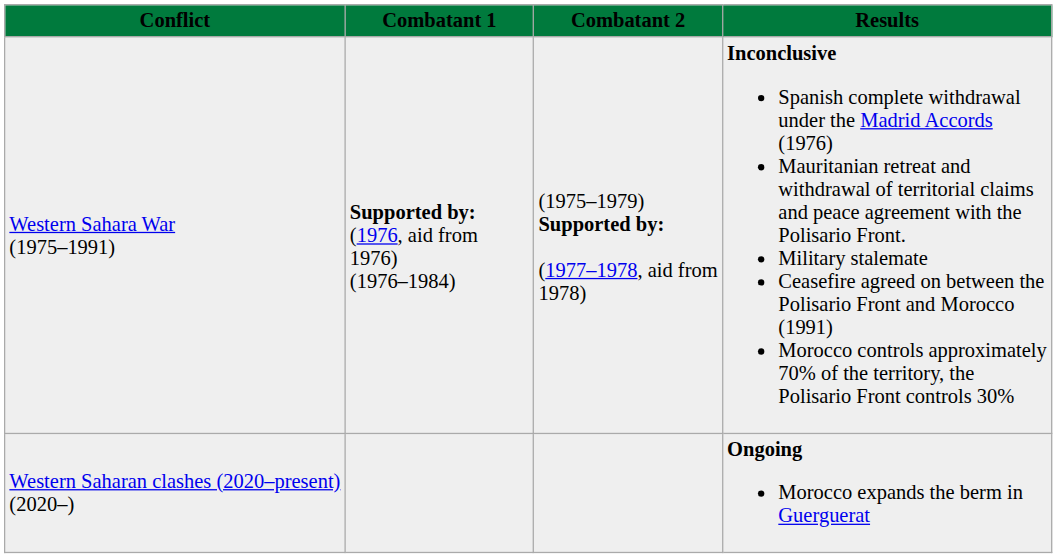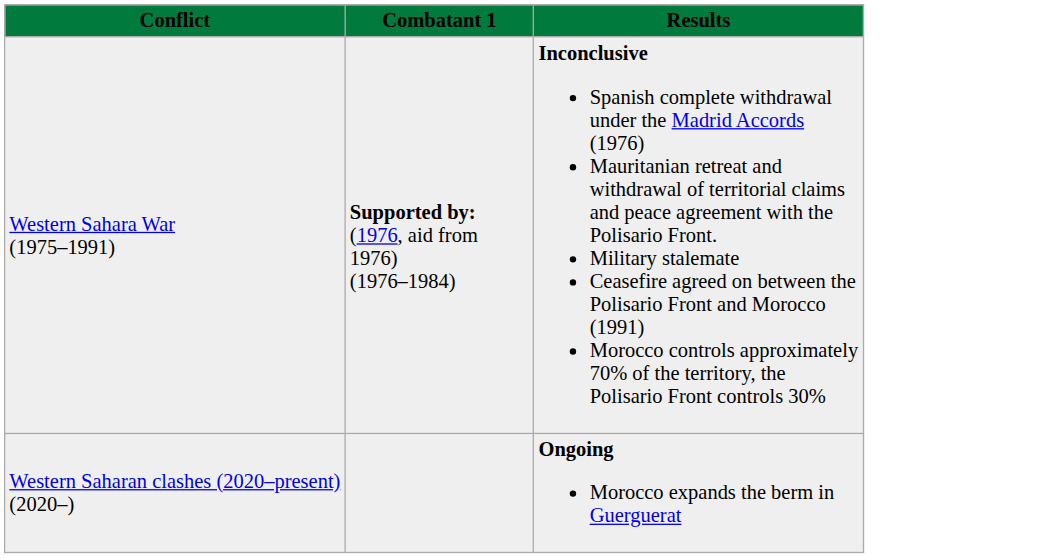- column: (628, 20)
